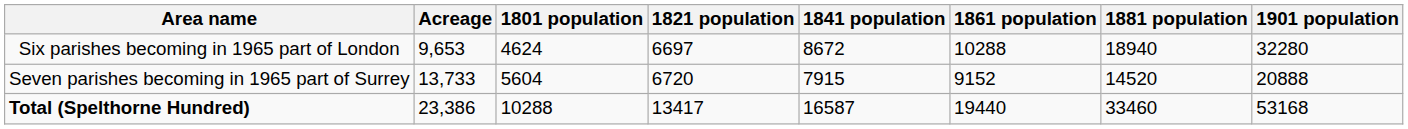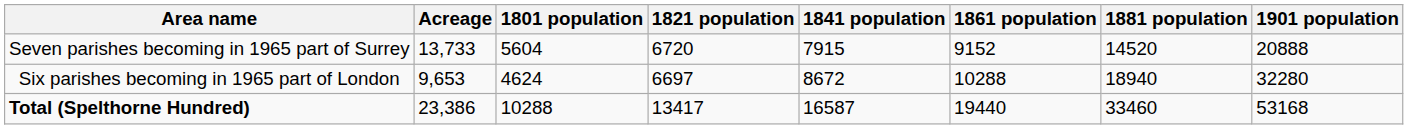rows swapped: (209, 78) <-> (209, 49)
